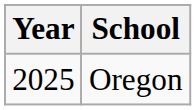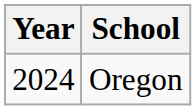(43, 78) 2025 -> (43, 78) 2024
